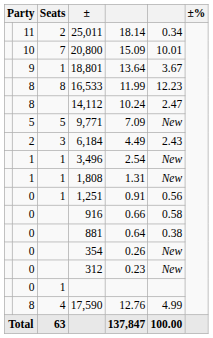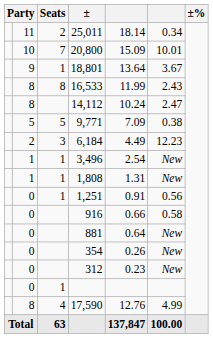(169, 86) 12.23 -> (172, 86) 2.43
(172, 123) New -> (172, 123) 0.38
(172, 141) 2.43 -> (169, 141) 12.23
(172, 232) 0.38 -> (172, 232) New
